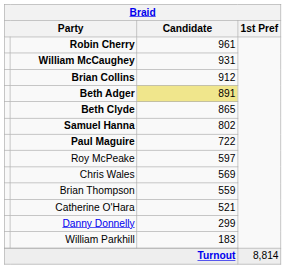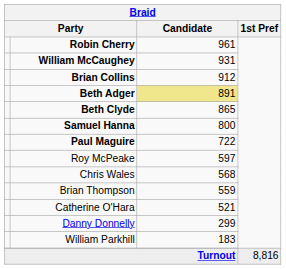(227, 126) 802 -> (227, 126) 800
(227, 175) 569 -> (227, 175) 568
(266, 256) 8,814 -> (266, 256) 8,816
